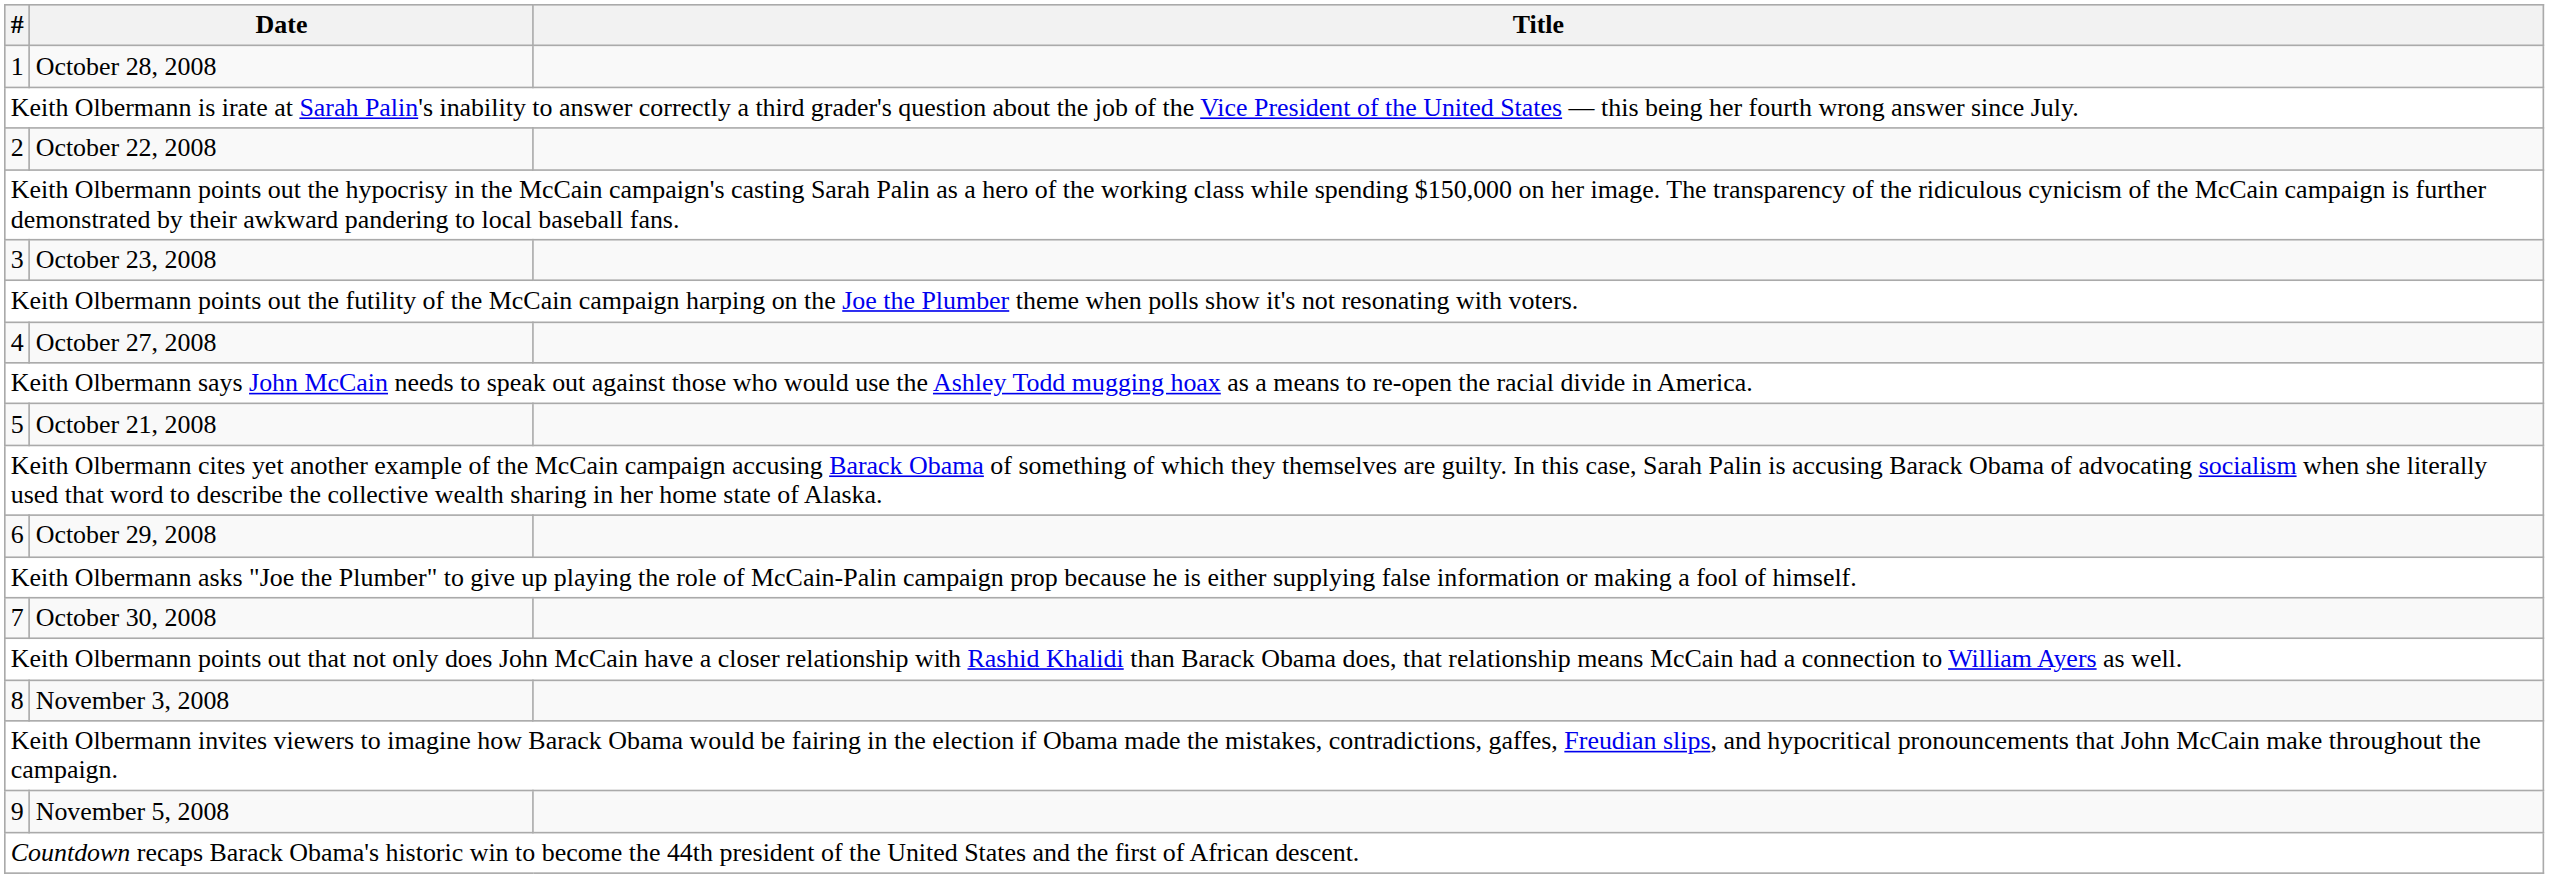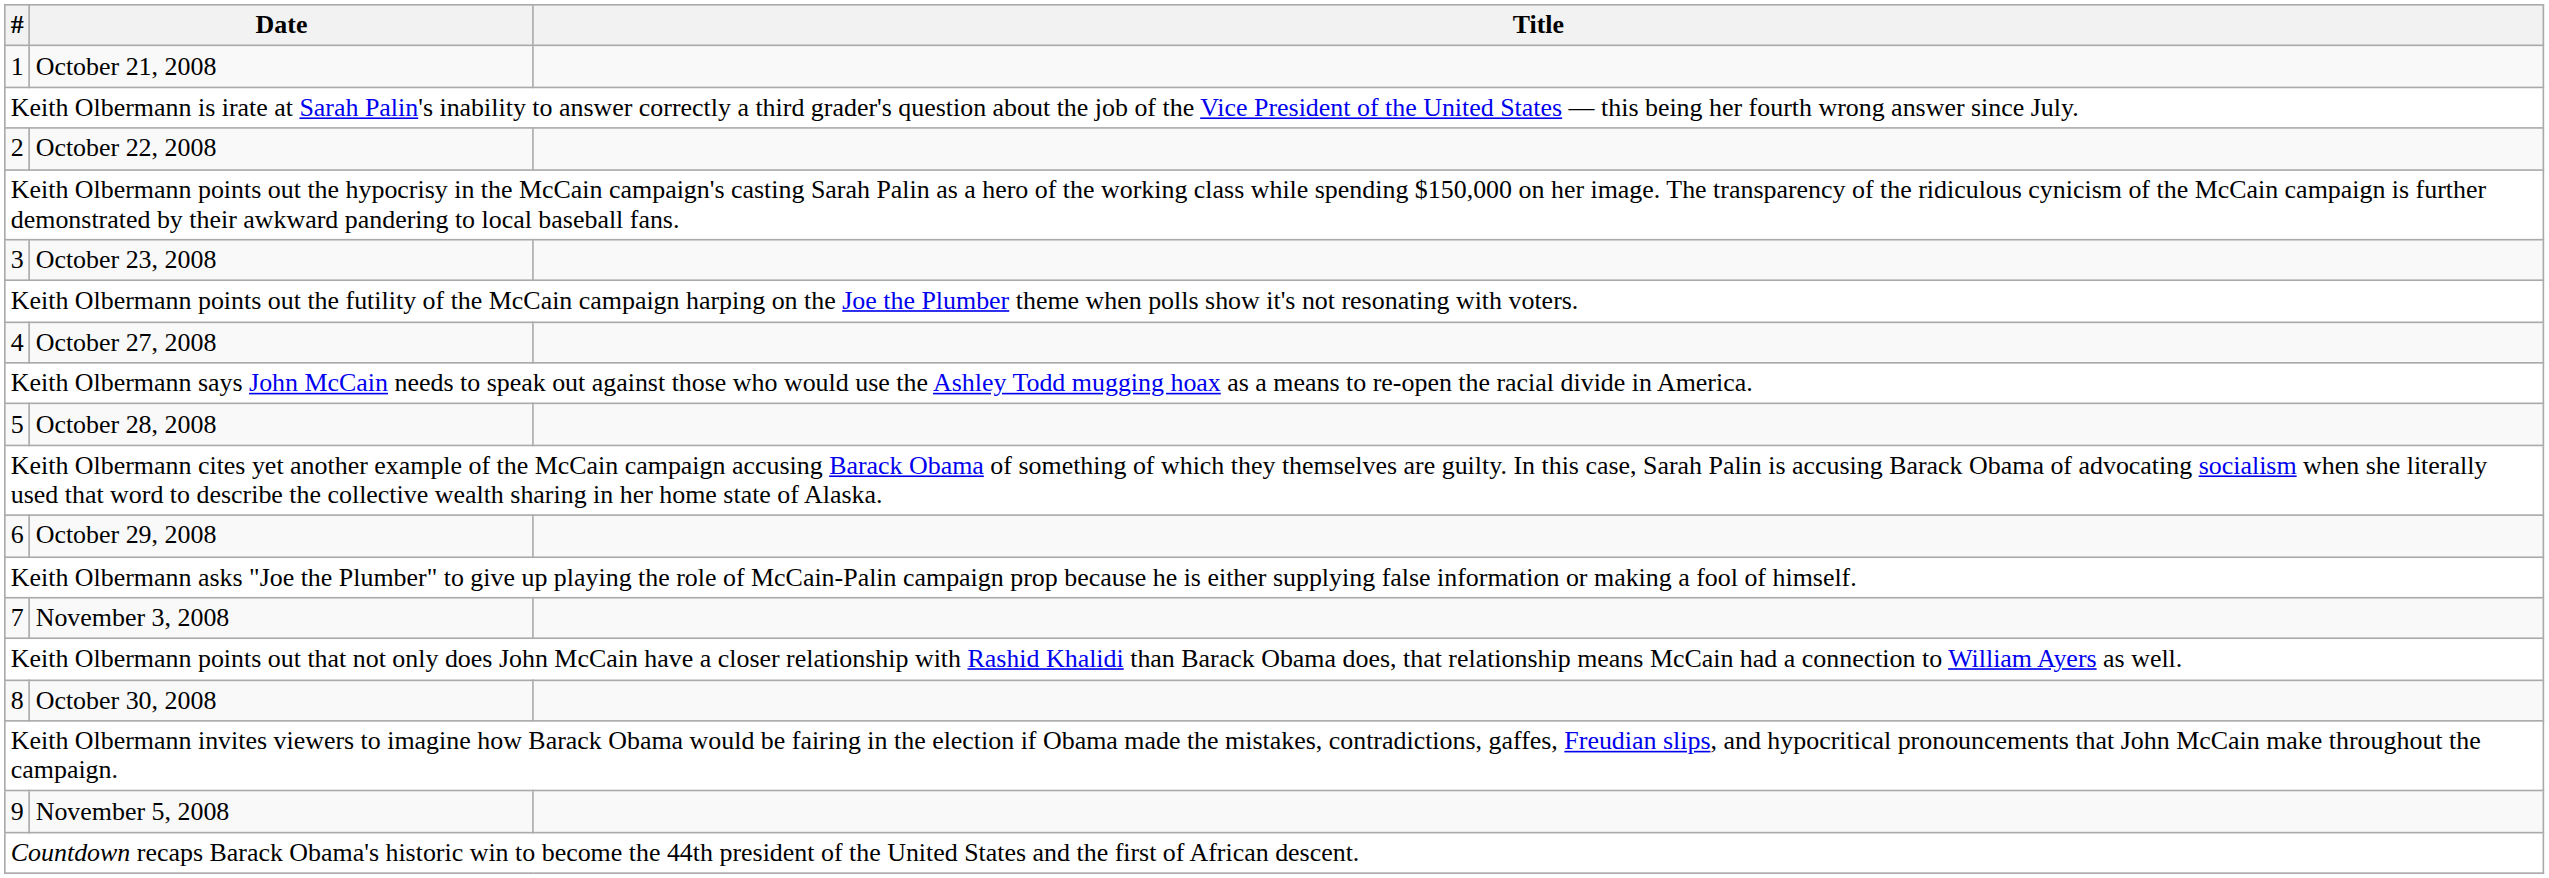(126, 66) October 28, 2008 -> (126, 66) October 21, 2008
(126, 424) October 21, 2008 -> (126, 424) October 28, 2008
(126, 617) October 30, 2008 -> (133, 617) November 3, 2008
(133, 699) November 3, 2008 -> (126, 699) October 30, 2008
